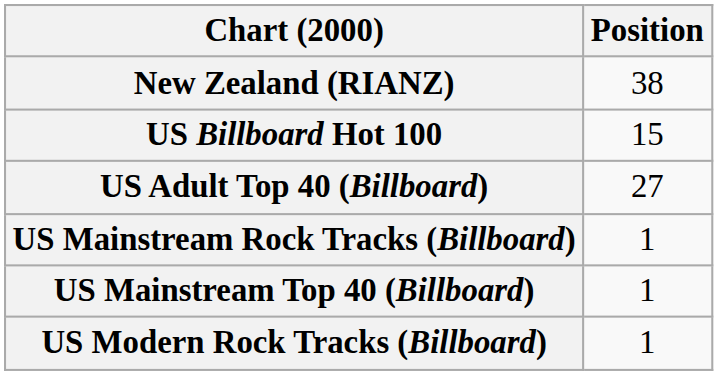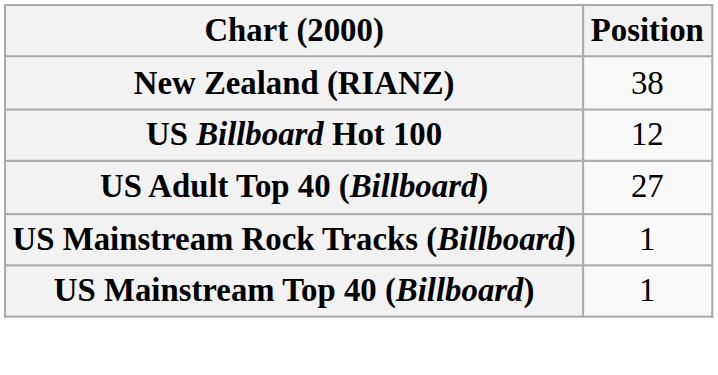(647, 134) 15 -> (647, 134) 12
- row: (294, 342)
